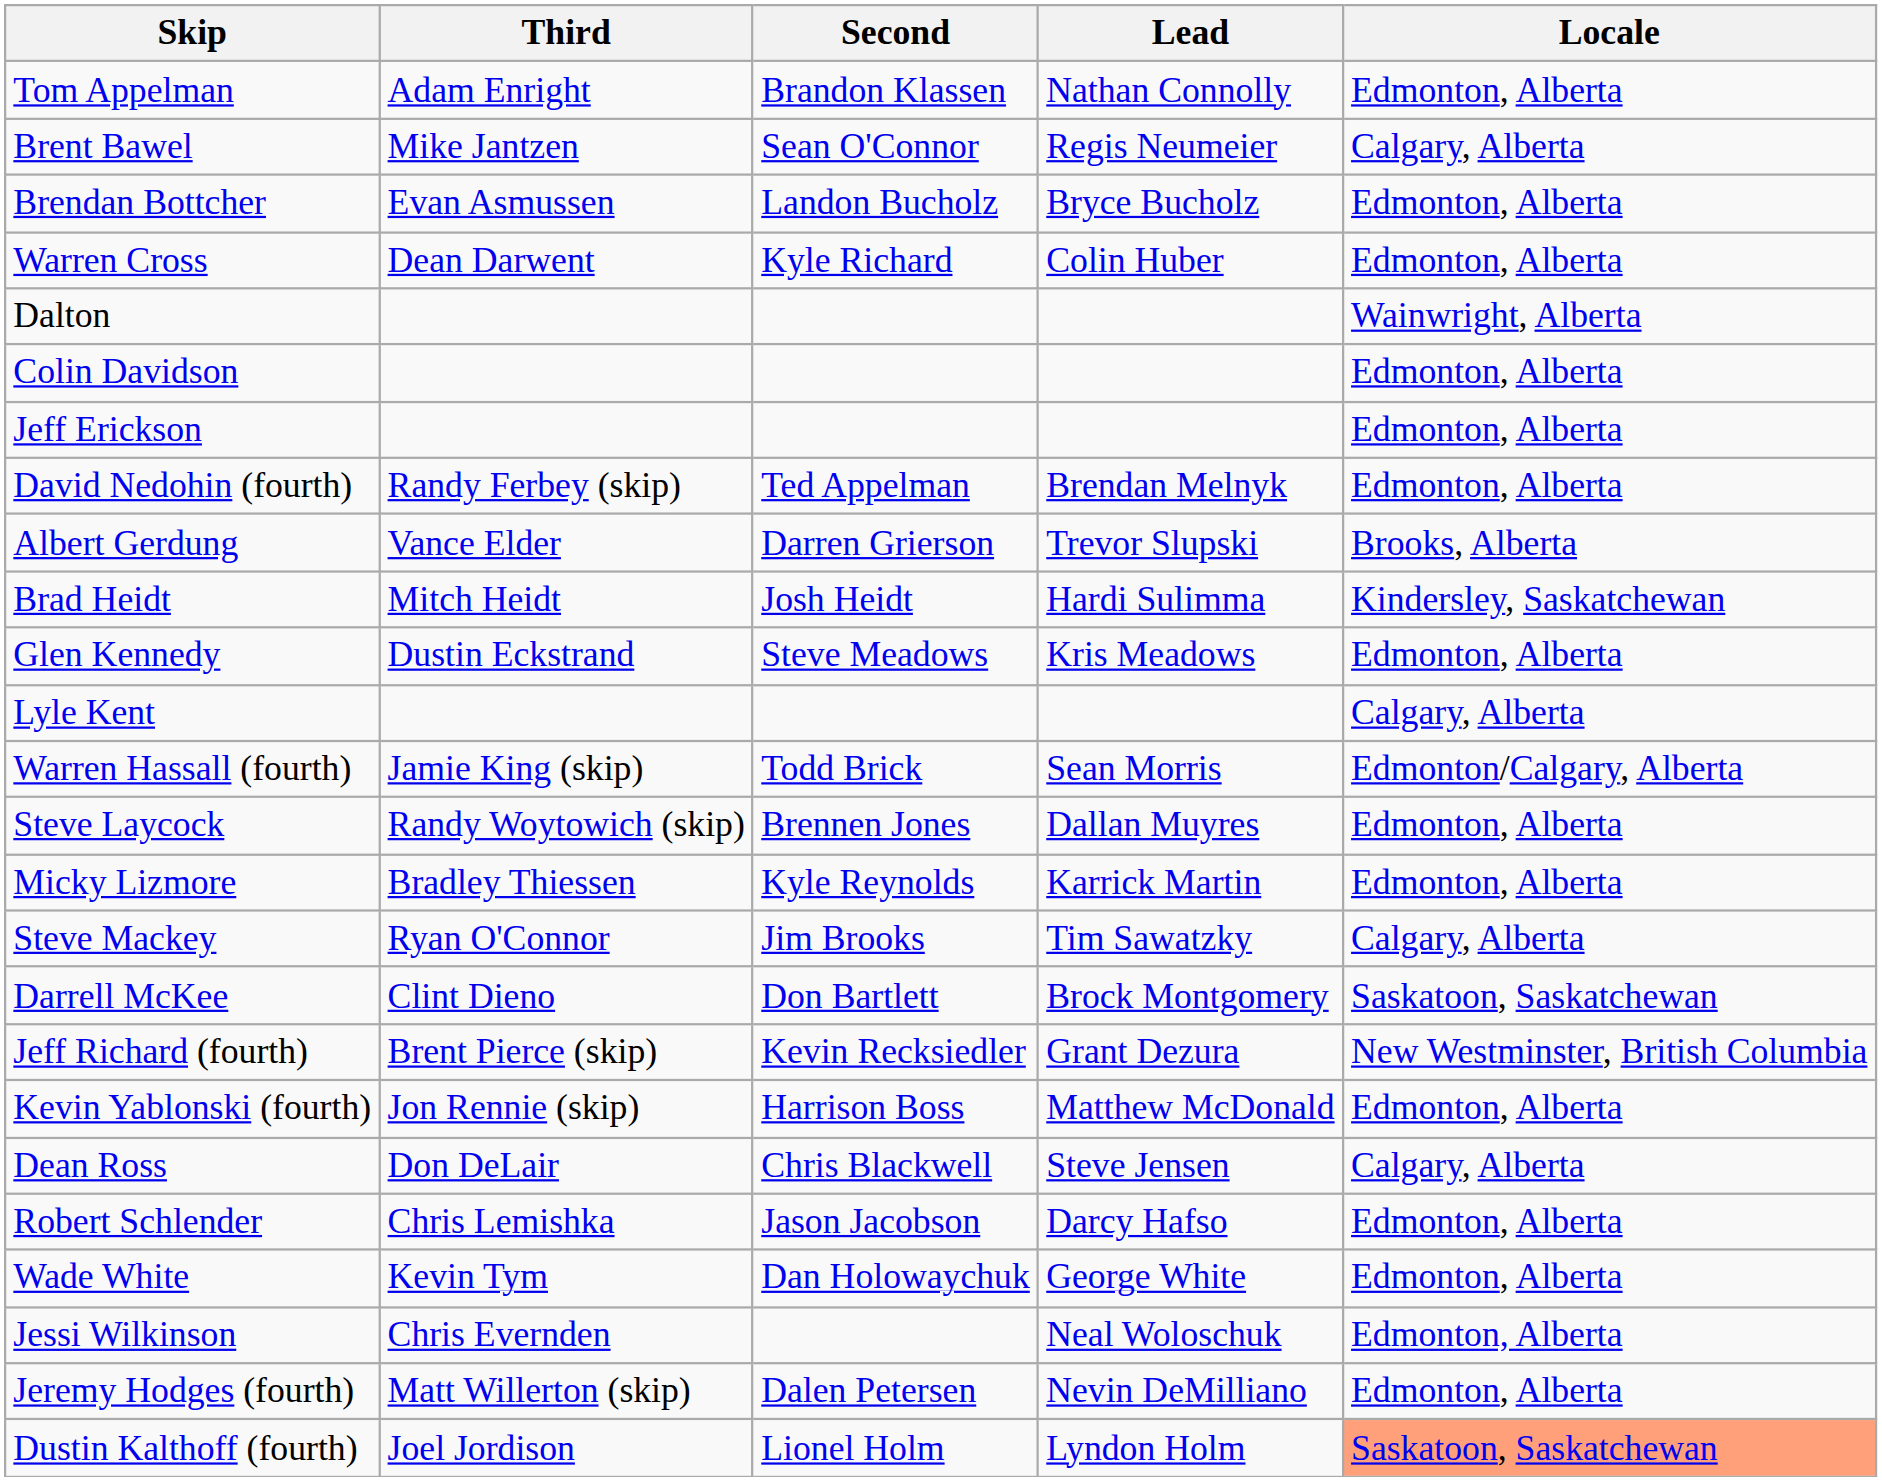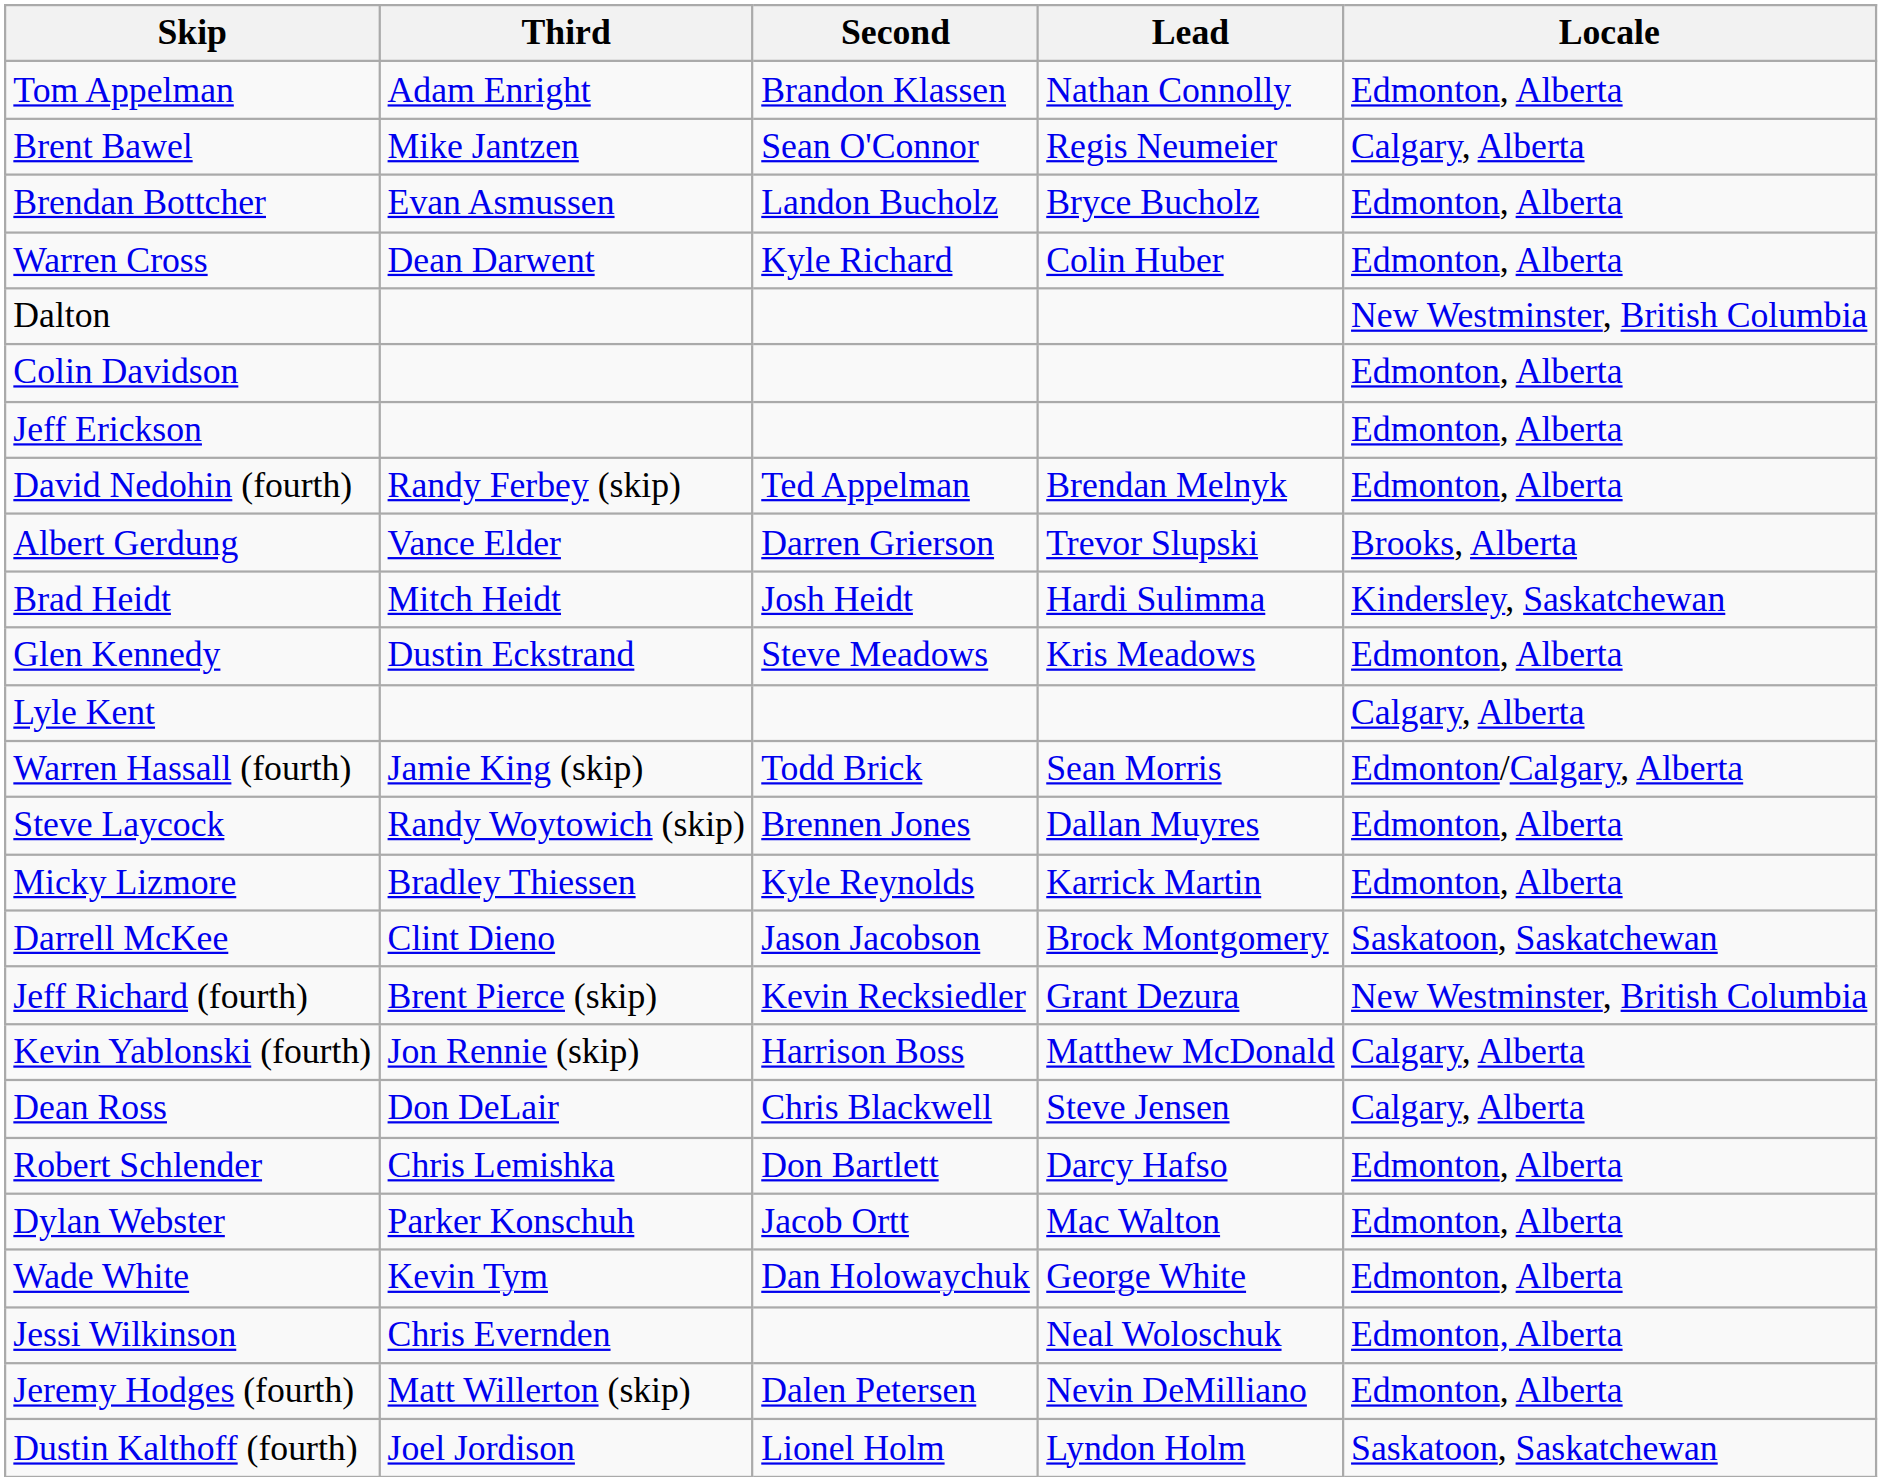(1496, 315) Wainwright, Alberta -> (1609, 315) New Westminster, British Columbia
- row: (115, 938)
(850, 994) Don Bartlett -> (871, 938) Jason Jacobson
(1487, 1107) Edmonton, Alberta -> (1468, 1051) Calgary, Alberta
(871, 1221) Jason Jacobson -> (850, 1164) Don Bartlett
+ row: (119, 1221)
(1534, 1447) lightsalmon background -> (1534, 1447) no background
